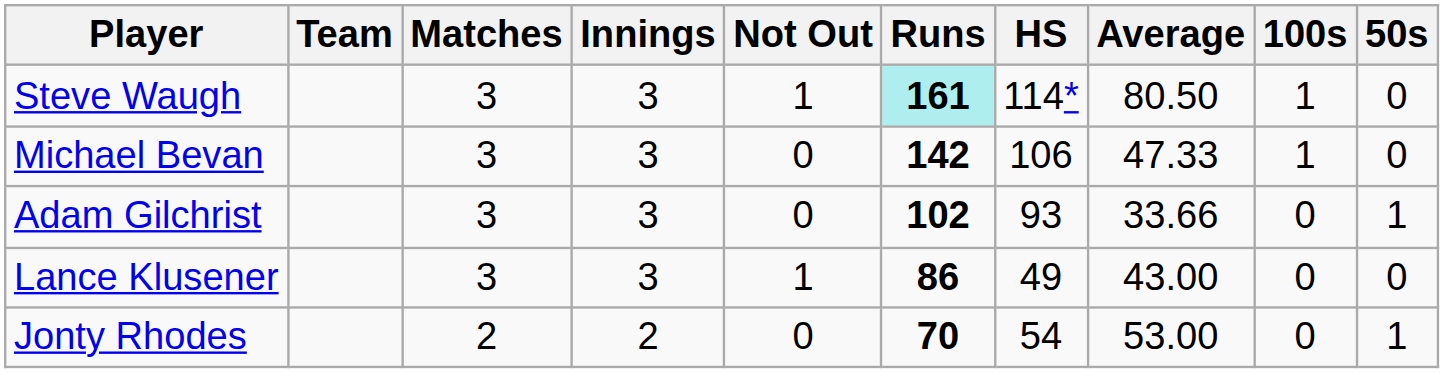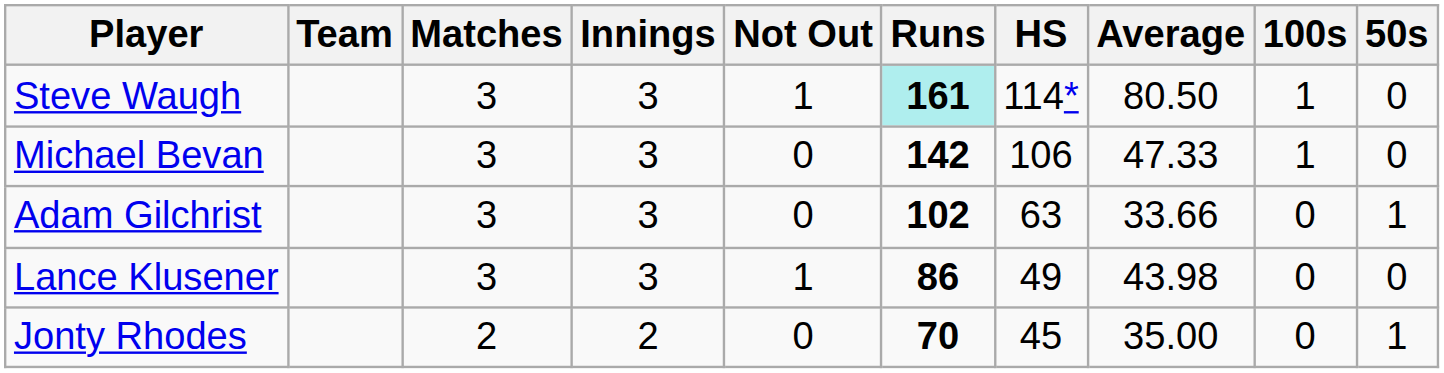(1041, 215) 93 -> (1041, 215) 63
(1171, 276) 43.00 -> (1171, 276) 43.98
(1041, 336) 54 -> (1041, 336) 45
(1171, 336) 53.00 -> (1171, 336) 35.00
